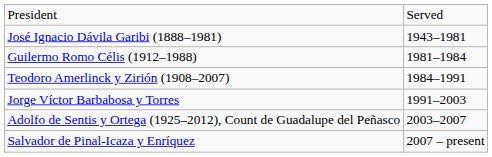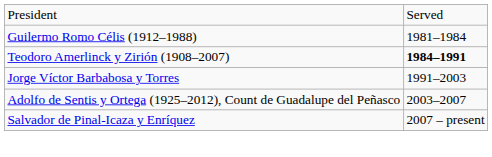- row: (114, 36)
(436, 78) normal -> (436, 57) bold
